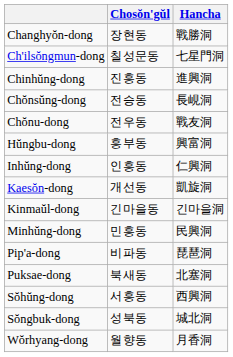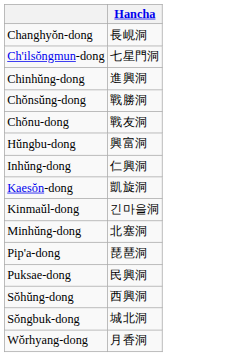- column: (140, 14)
(194, 34) 戰勝洞 -> (129, 34) 長峴洞
(194, 100) 長峴洞 -> (129, 100) 戰勝洞
(194, 231) 民興洞 -> (129, 231) 北塞洞
(194, 274) 北塞洞 -> (129, 274) 民興洞
